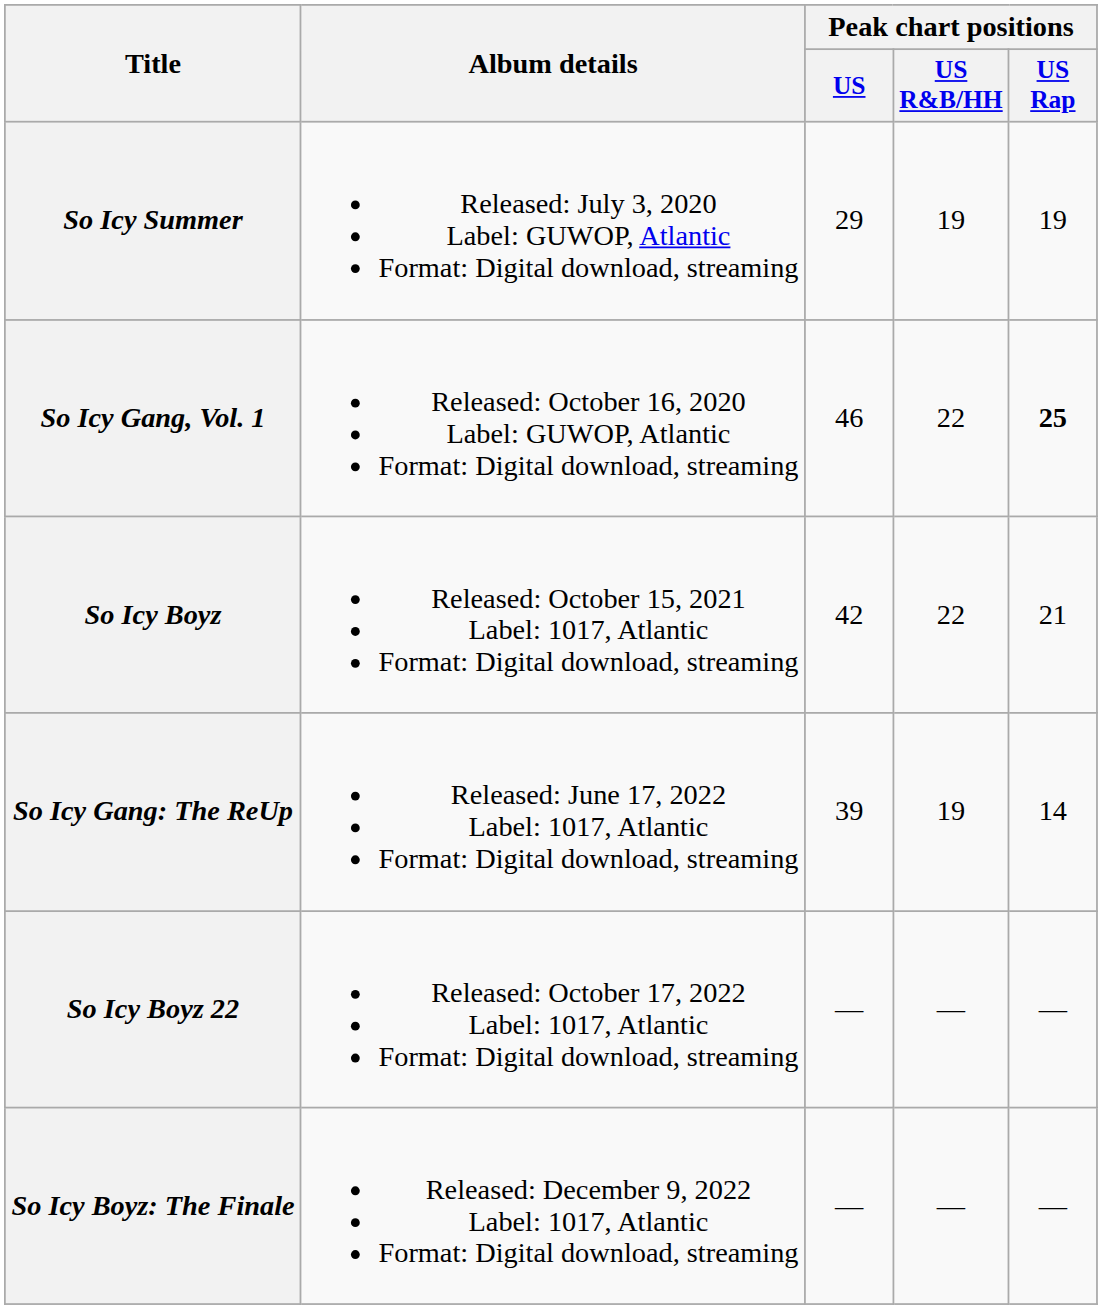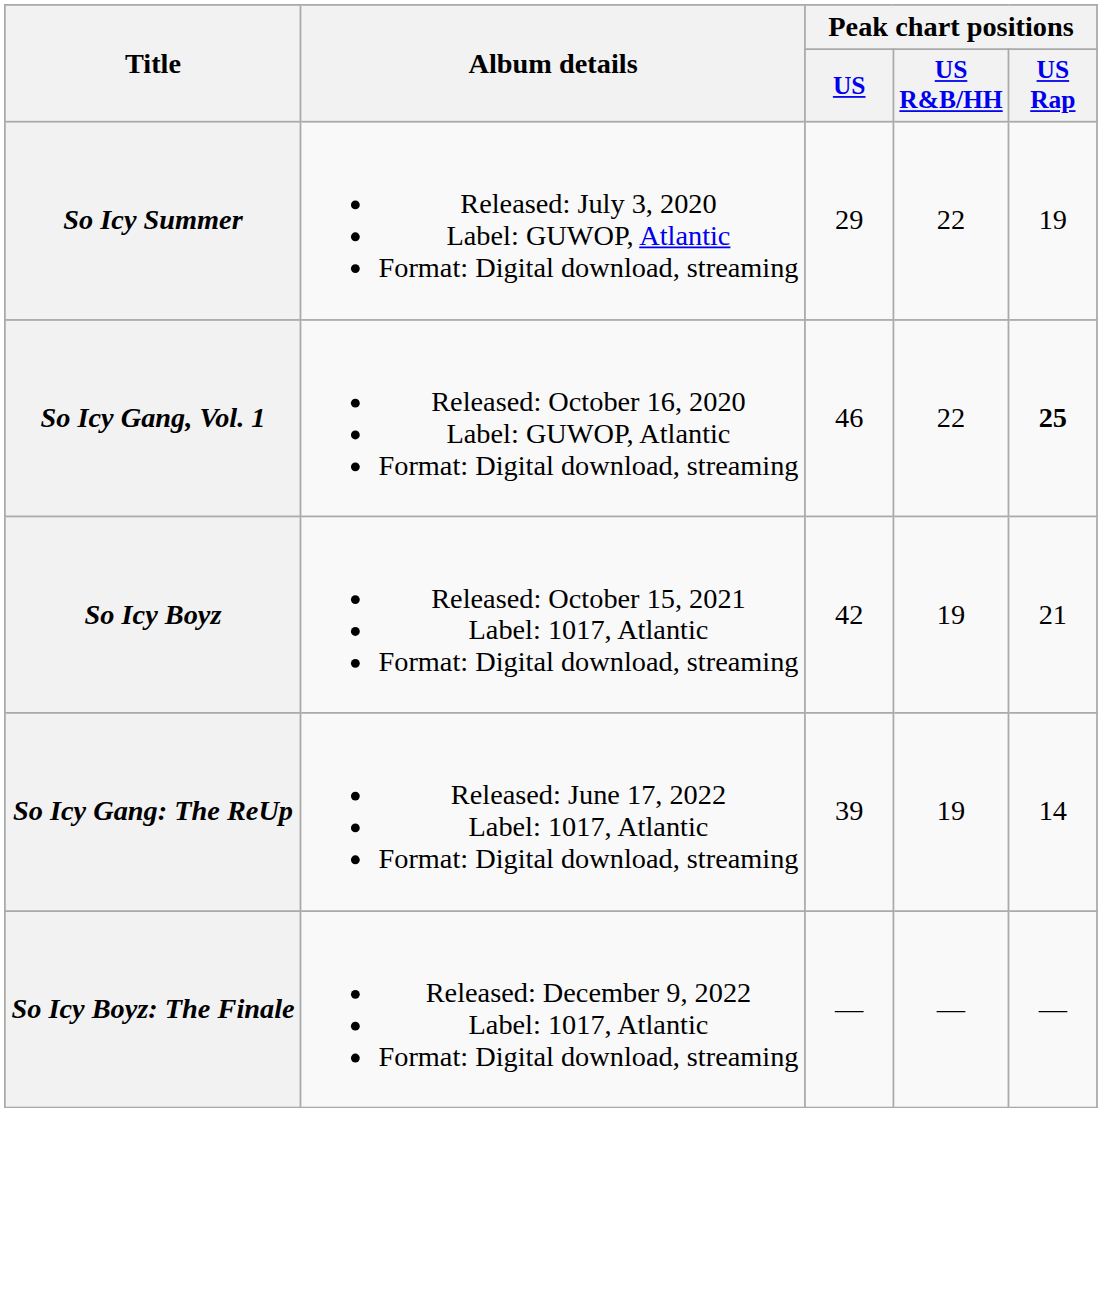(951, 220) 19 -> (951, 220) 22
(951, 614) 22 -> (951, 614) 19
- row: (153, 1008)
